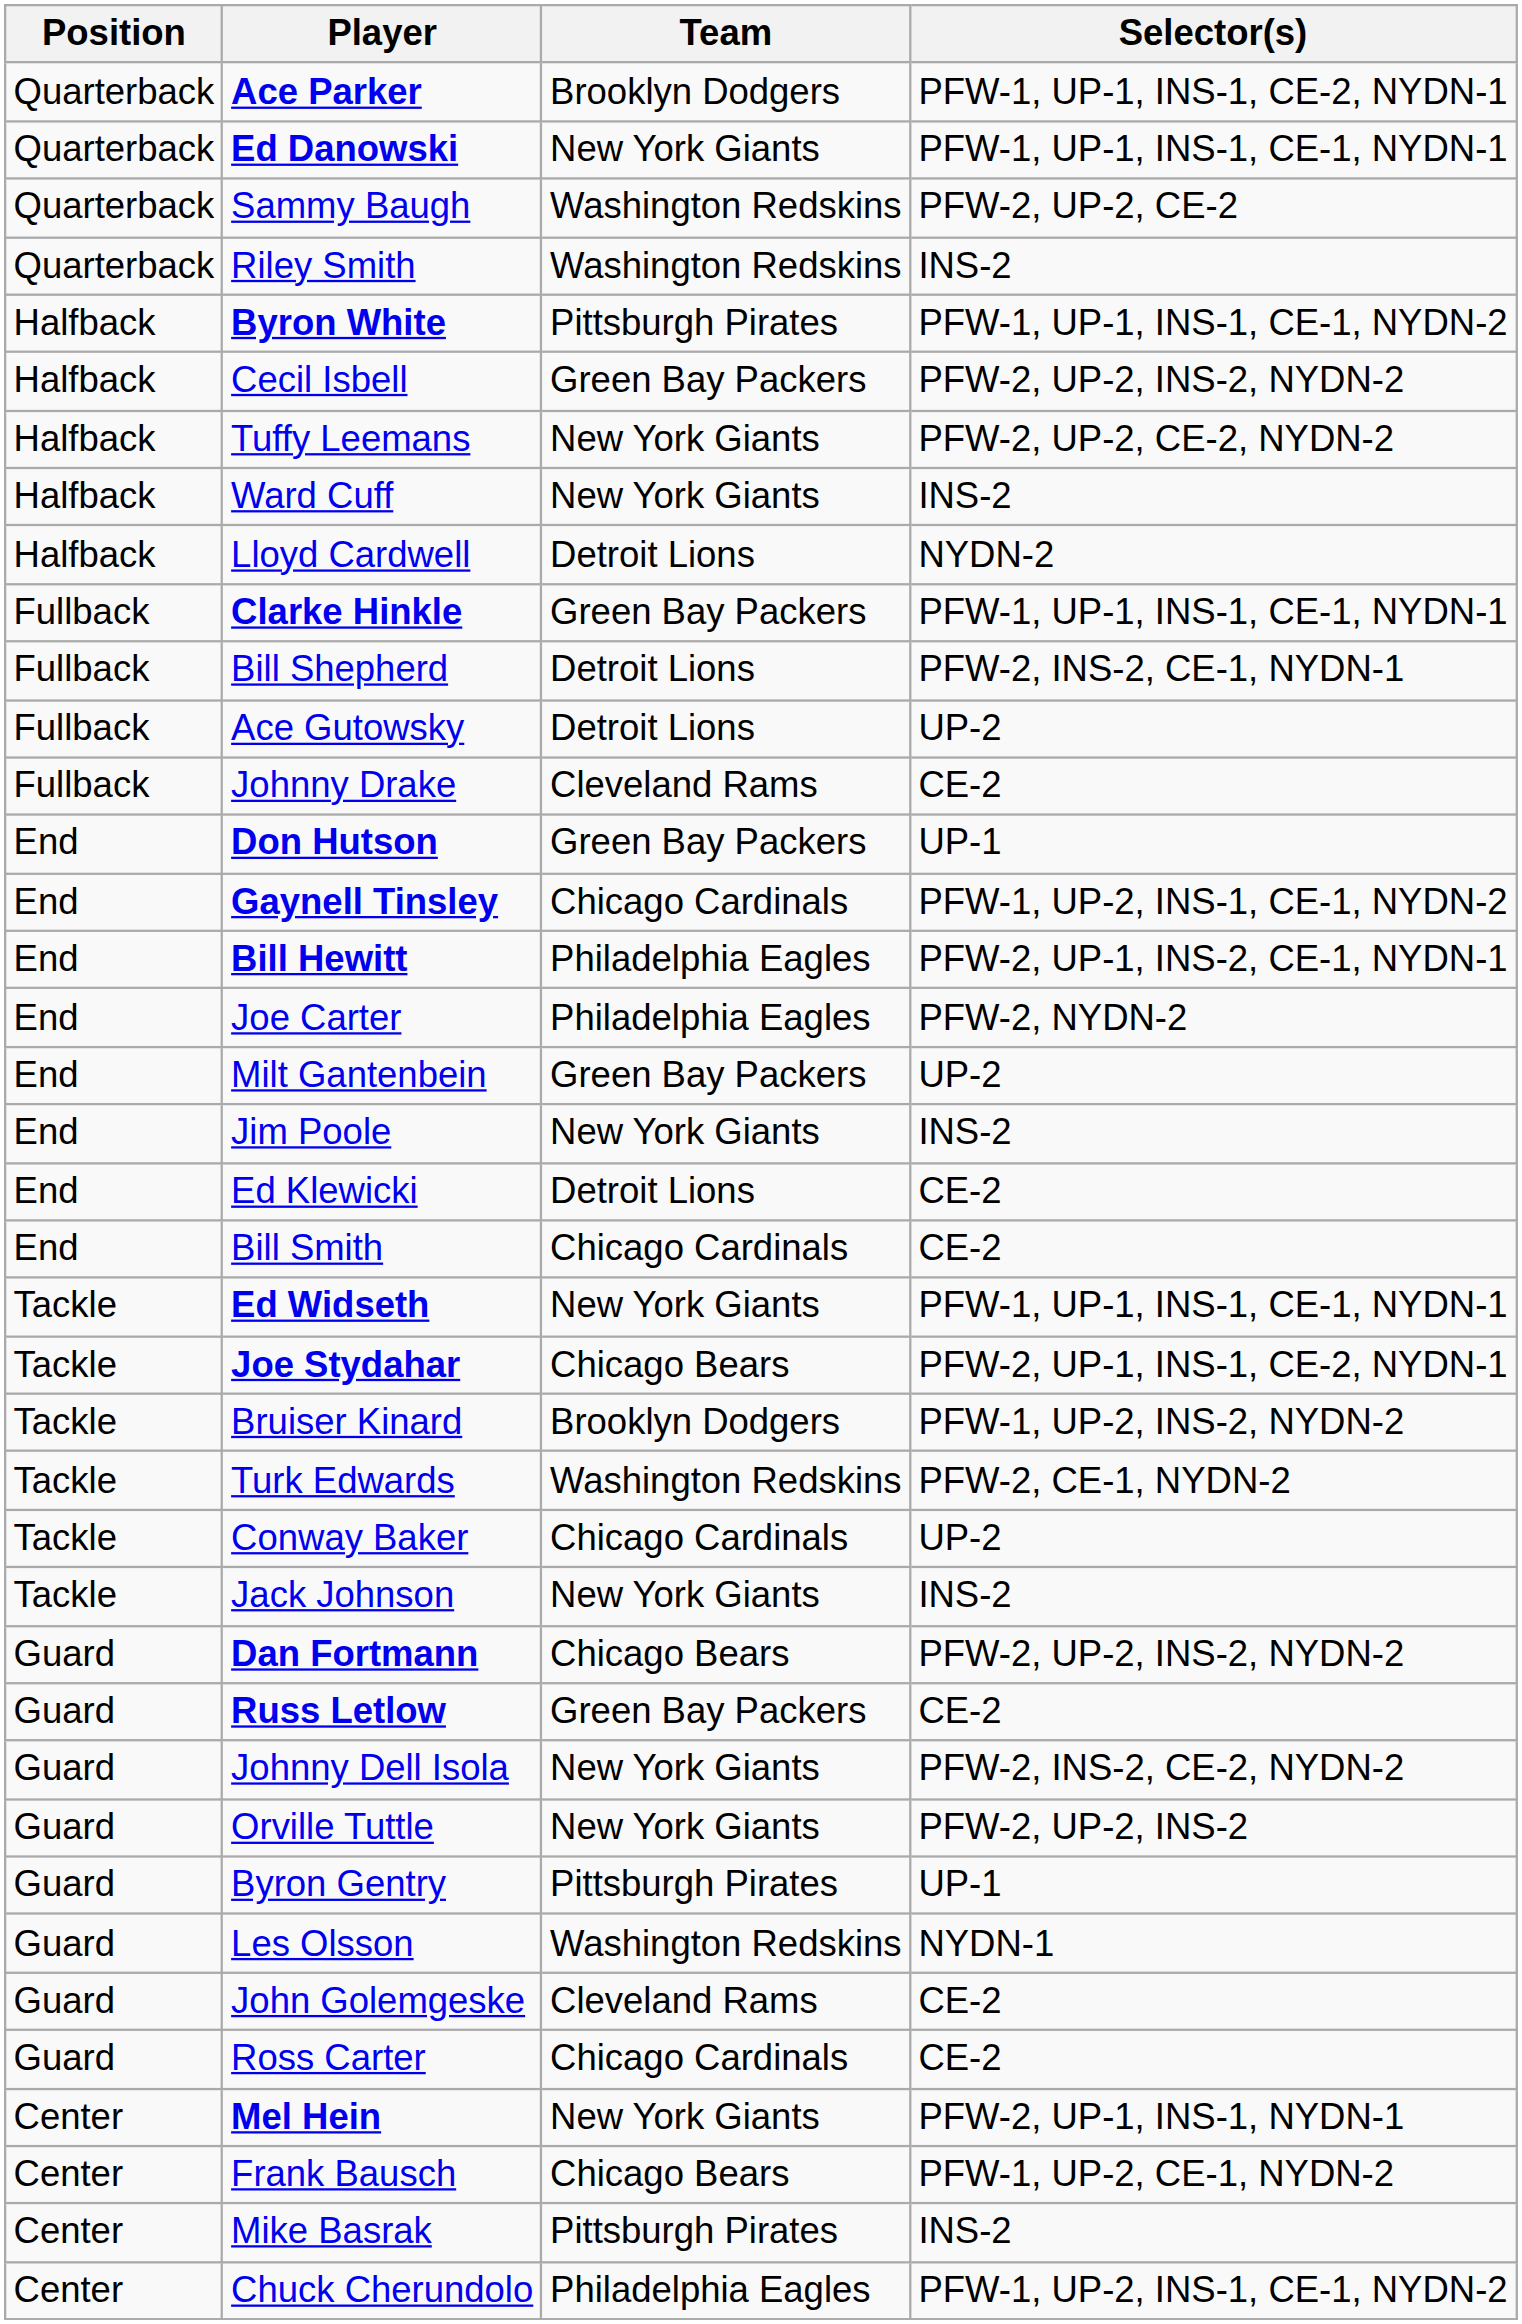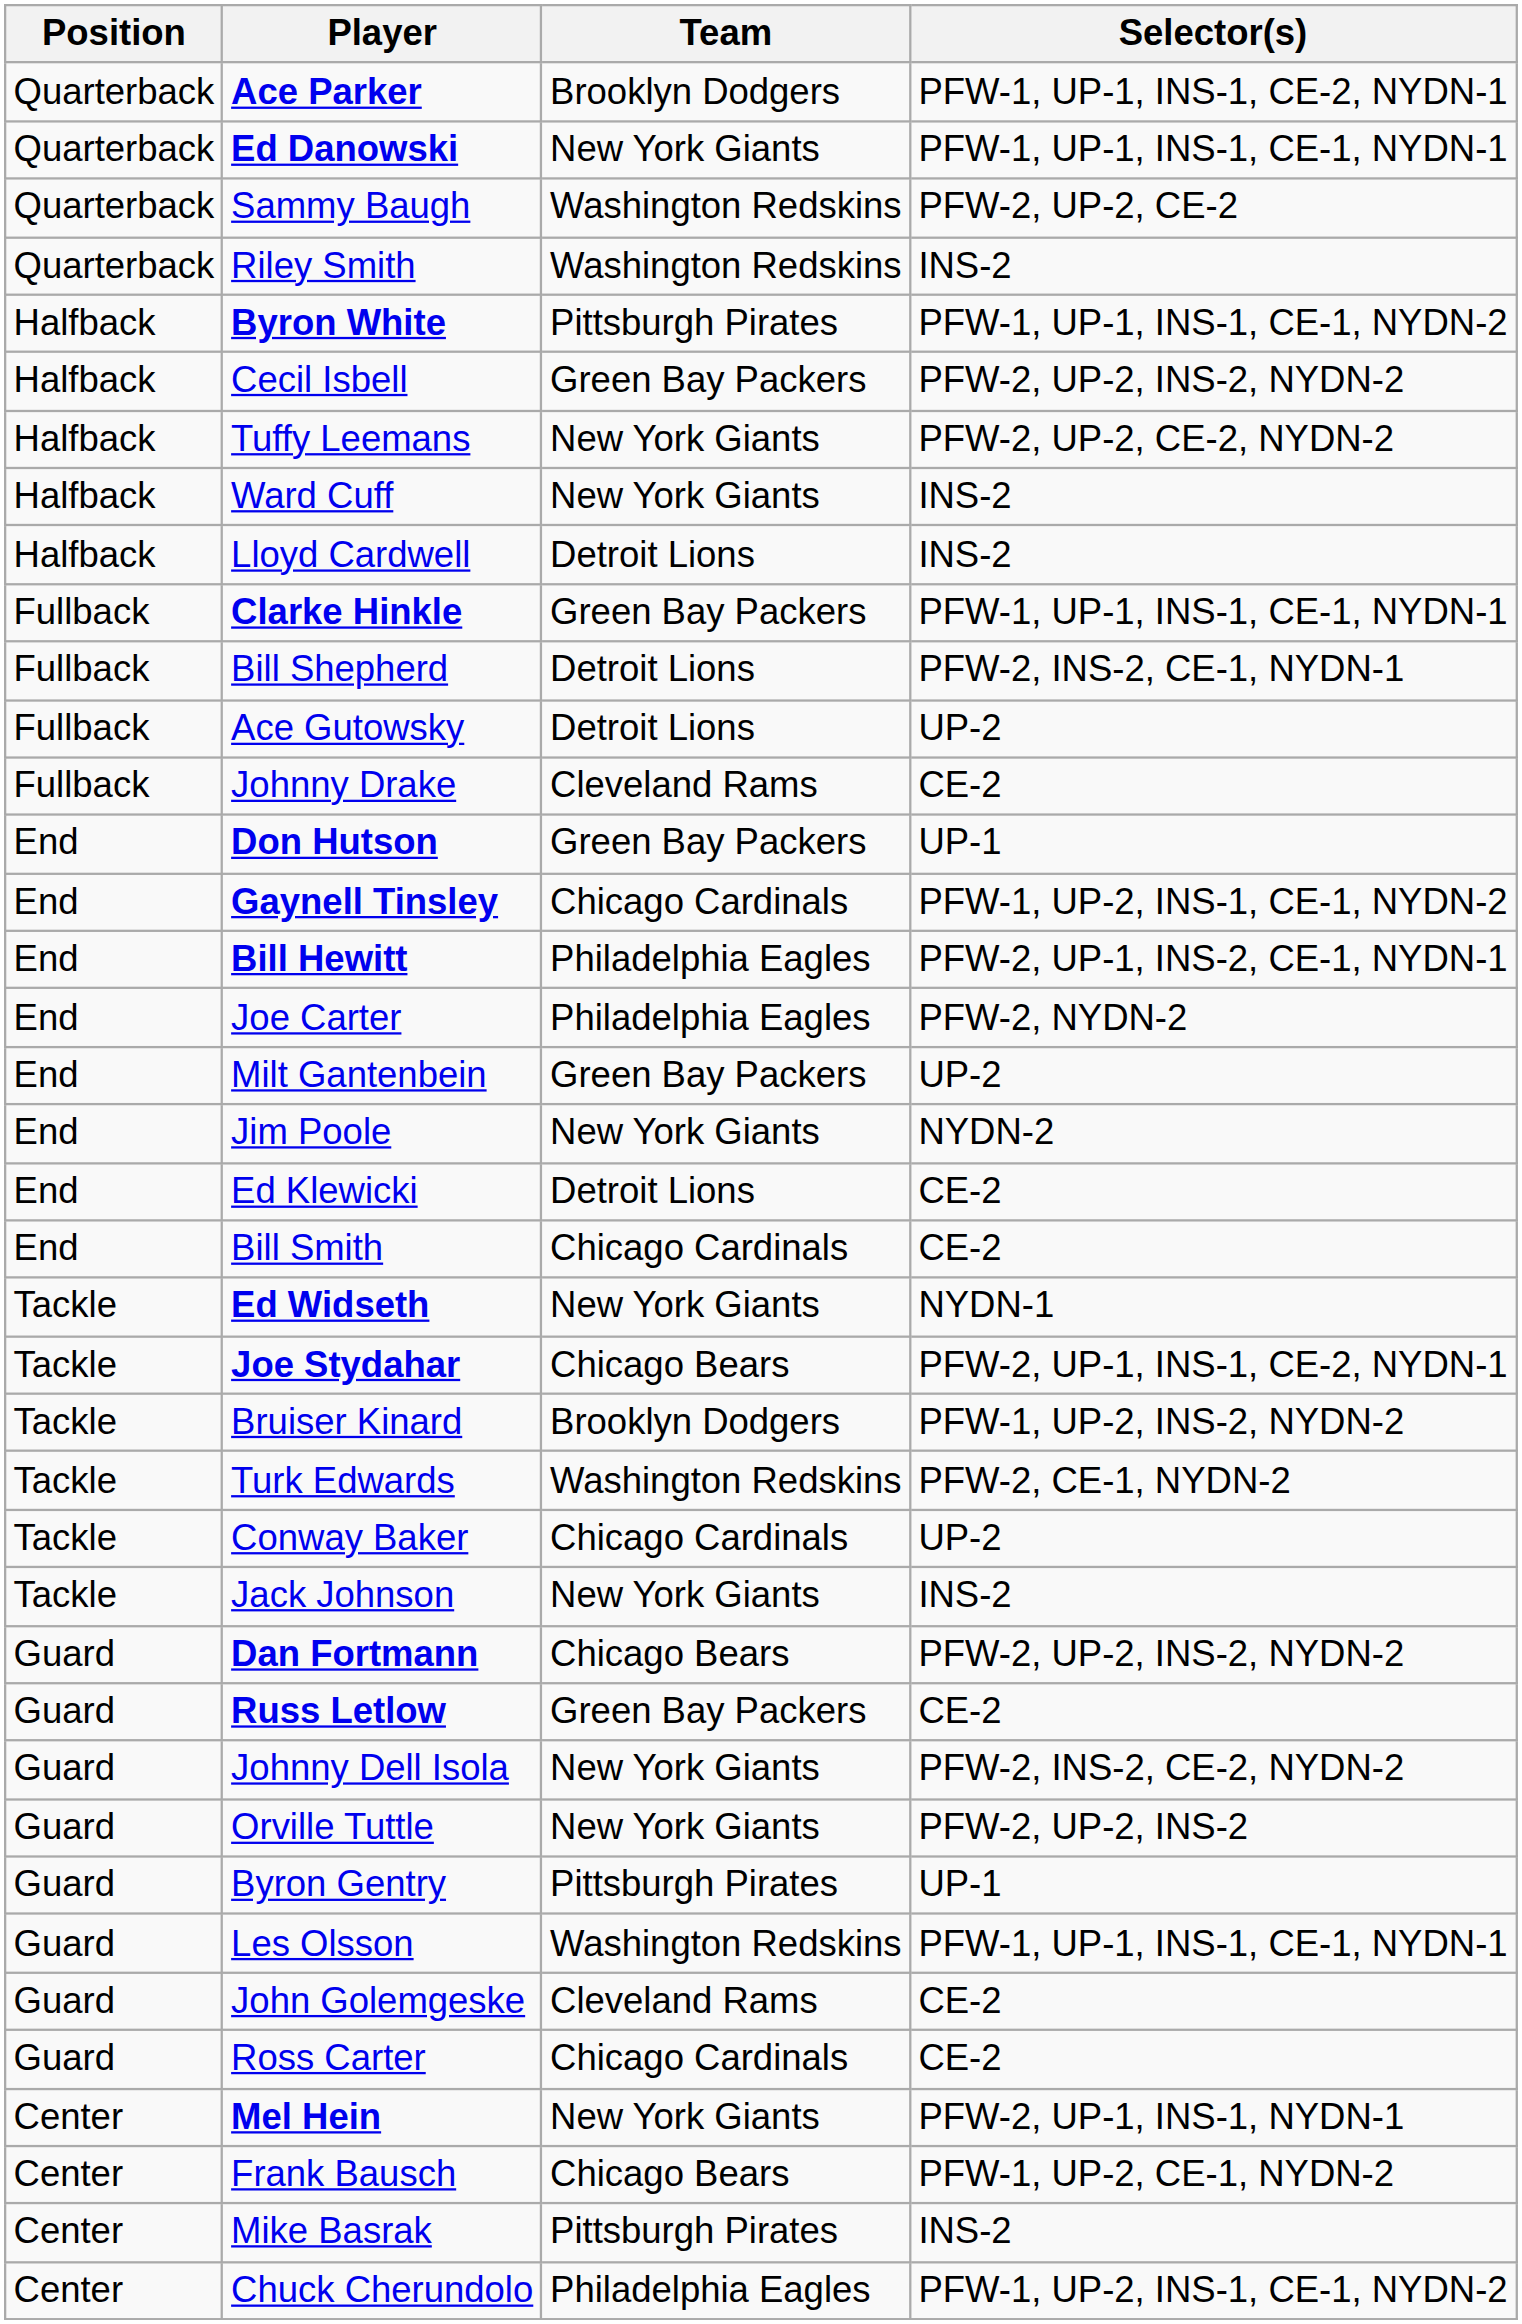(986, 554) NYDN-2 -> (965, 554) INS-2
(965, 1132) INS-2 -> (986, 1132) NYDN-2
(1213, 1306) PFW-1, UP-1, INS-1, CE-1, NYDN-1 -> (986, 1306) NYDN-1
(986, 1942) NYDN-1 -> (1213, 1942) PFW-1, UP-1, INS-1, CE-1, NYDN-1
